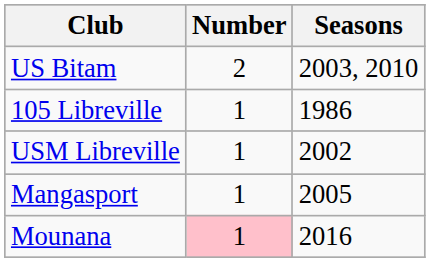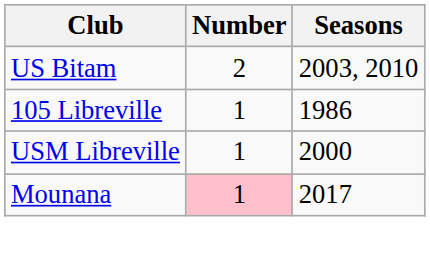(325, 151) 2002 -> (325, 151) 2000
- row: (74, 194)
(325, 236) 2016 -> (325, 194) 2017
